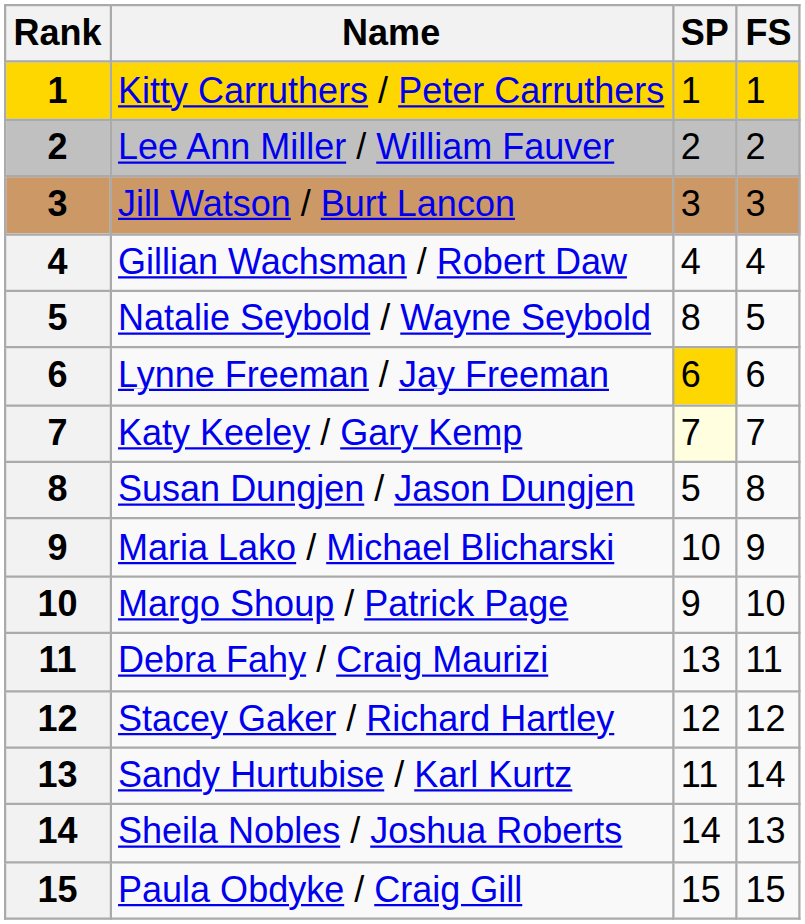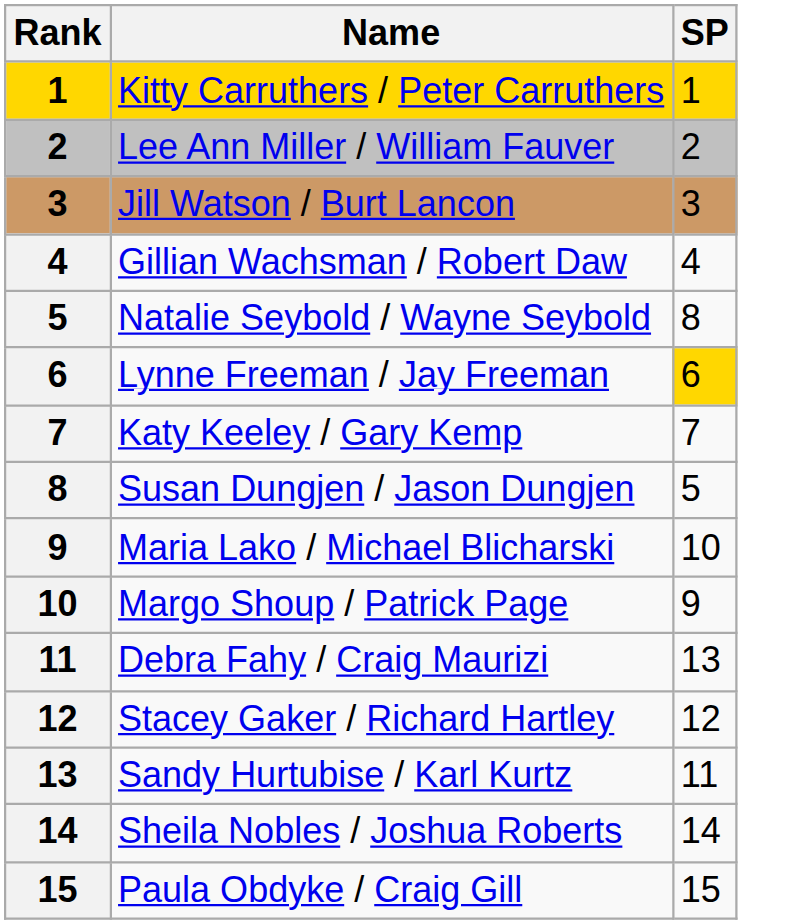- column: (768, 33)
(691, 432) lightyellow background -> (691, 432) no background
